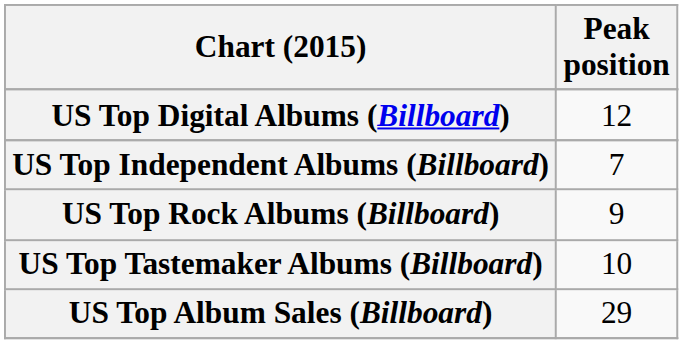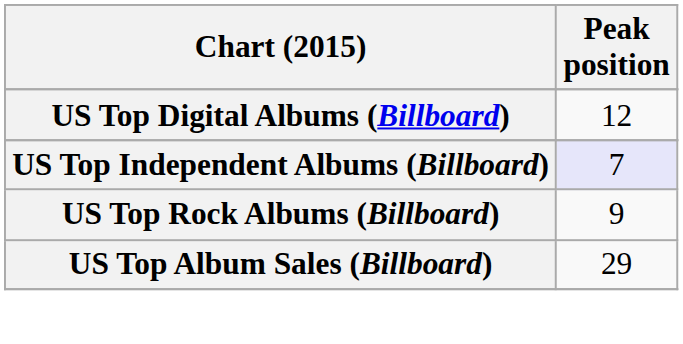(617, 164) no background -> (617, 164) lavender background
- row: (281, 263)
